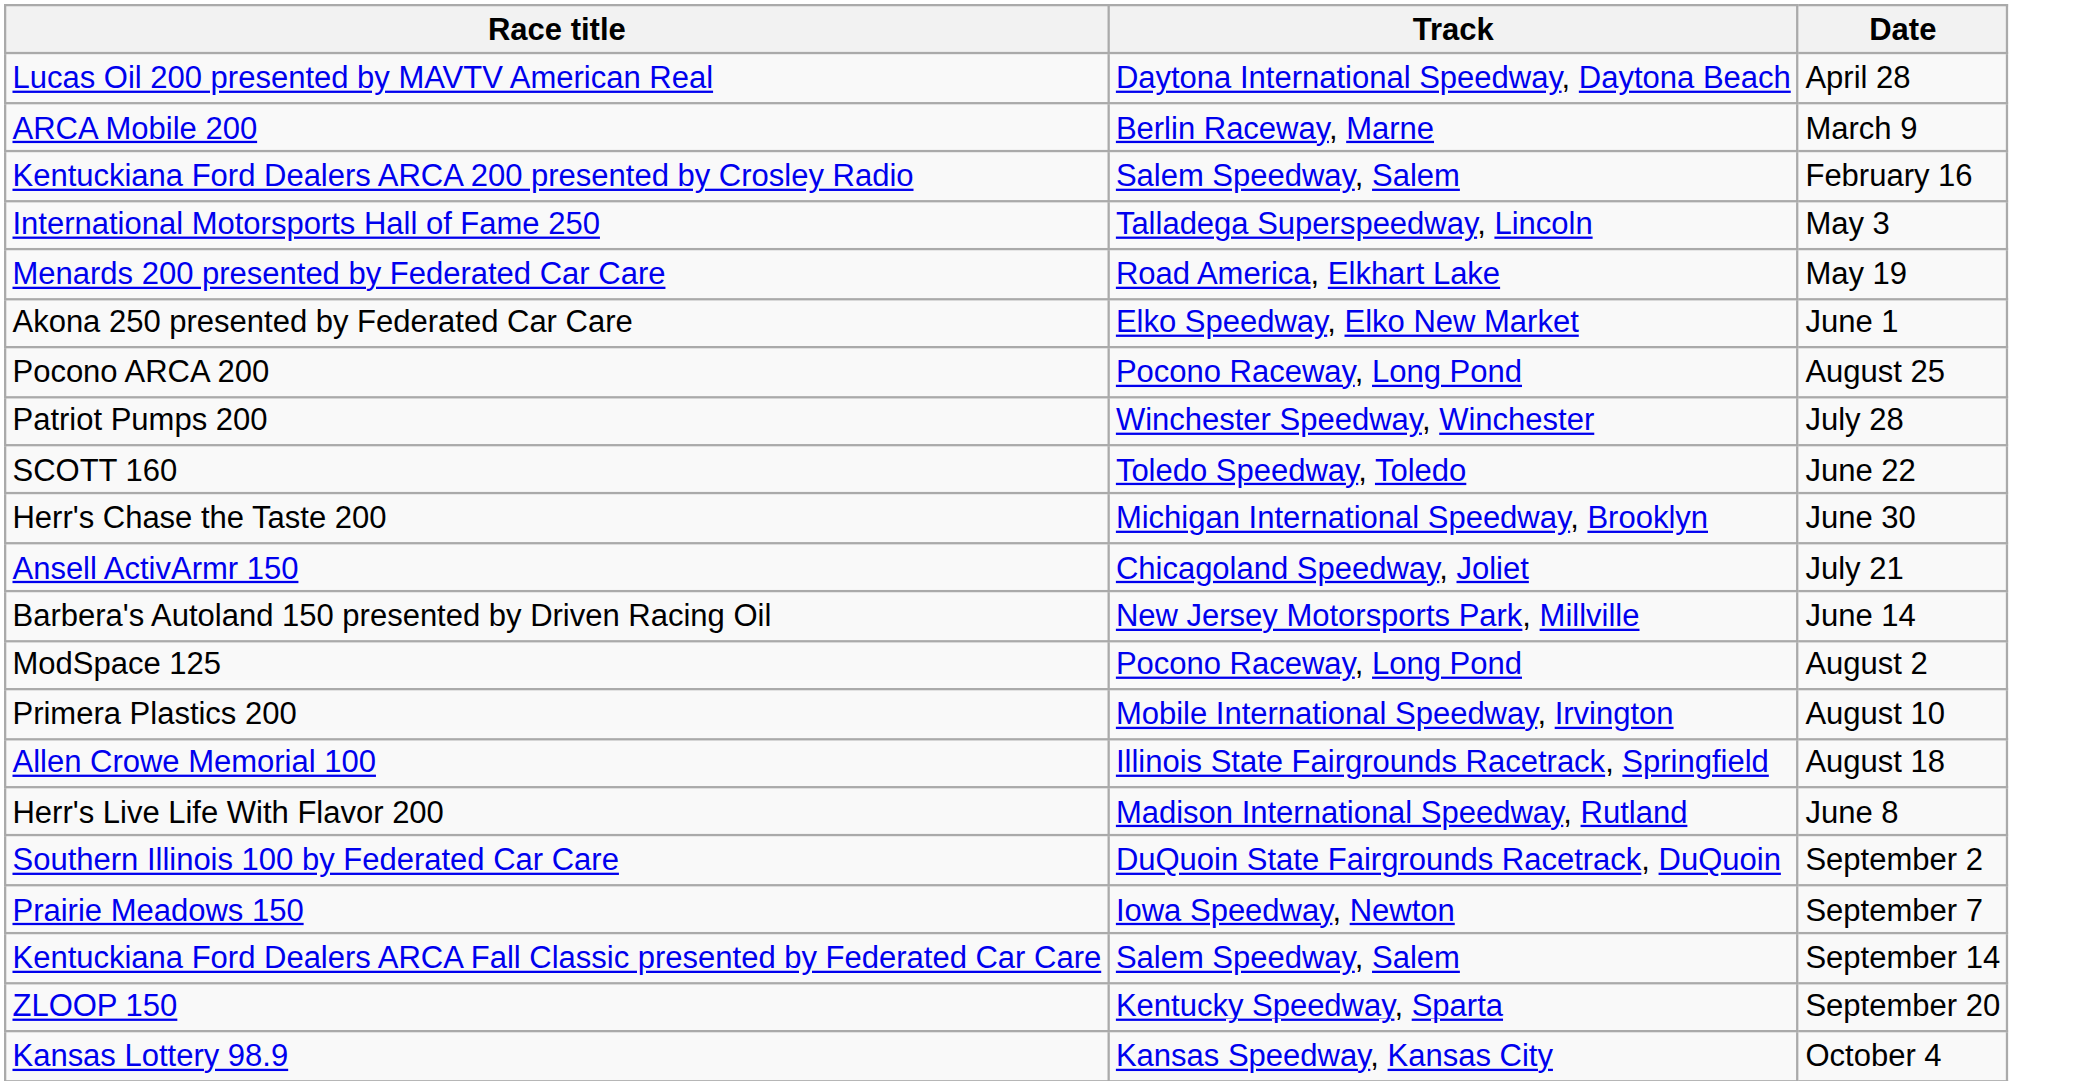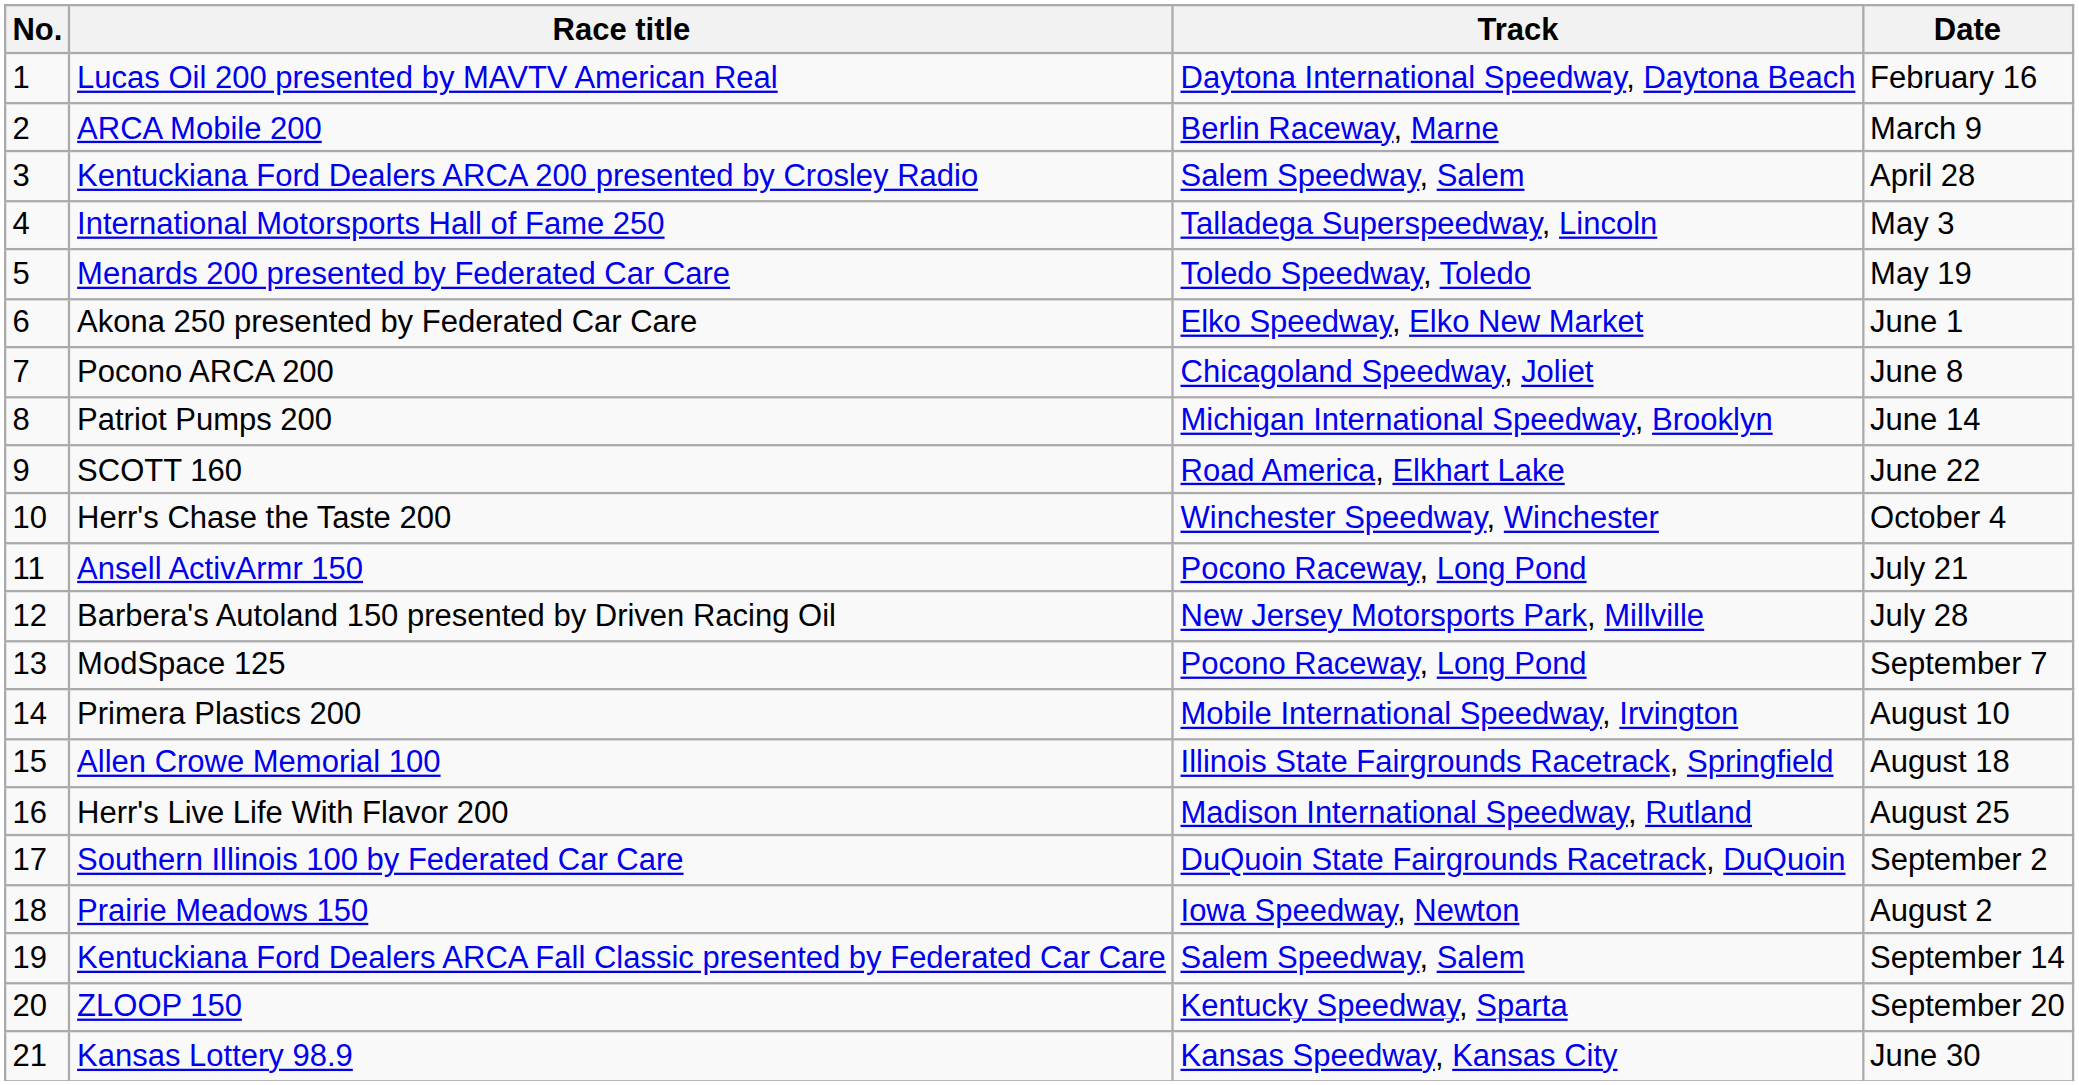+ column: (37, 29)
(1858, 78) April 28 -> (1954, 78) February 16
(1889, 176) February 16 -> (1923, 176) April 28
(1308, 274) Road America, Elkhart Lake -> (1356, 274) Toledo Speedway, Toledo
(1319, 371) Pocono Raceway, Long Pond -> (1387, 371) Chicagoland Speedway, Joliet
(1875, 371) August 25 -> (1917, 371) June 8
(1355, 420) Winchester Speedway, Winchester -> (1477, 420) Michigan International Speedway, Brooklyn
(1855, 420) July 28 -> (1925, 420) June 14
(1291, 469) Toledo Speedway, Toledo -> (1373, 469) Road America, Elkhart Lake
(1412, 518) Michigan International Speedway, Brooklyn -> (1420, 518) Winchester Speedway, Winchester
(1861, 518) June 30 -> (1938, 518) October 4
(1322, 567) Chicagoland Speedway, Joliet -> (1384, 567) Pocono Raceway, Long Pond
(1861, 616) June 14 -> (1919, 616) July 28
(1867, 665) August 2 -> (1959, 665) September 7
(1852, 811) June 8 -> (1940, 811) August 25
(1894, 909) September 7 -> (1931, 909) August 2
(1874, 1056) October 4 -> (1925, 1056) June 30
